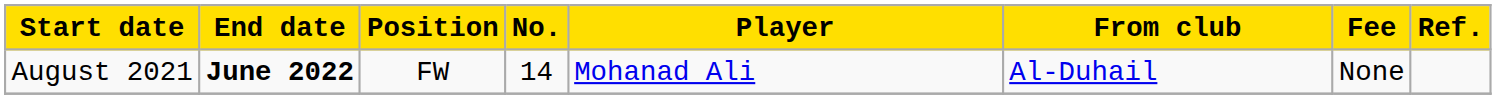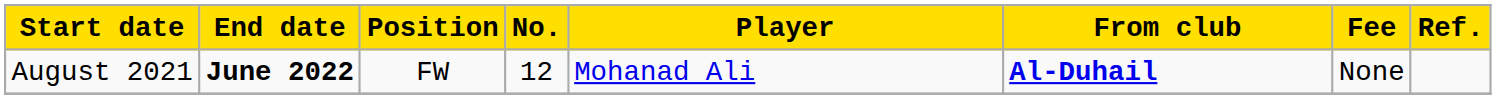(536, 72) 14 -> (536, 72) 12
(1083, 72) normal -> (1083, 72) bold
